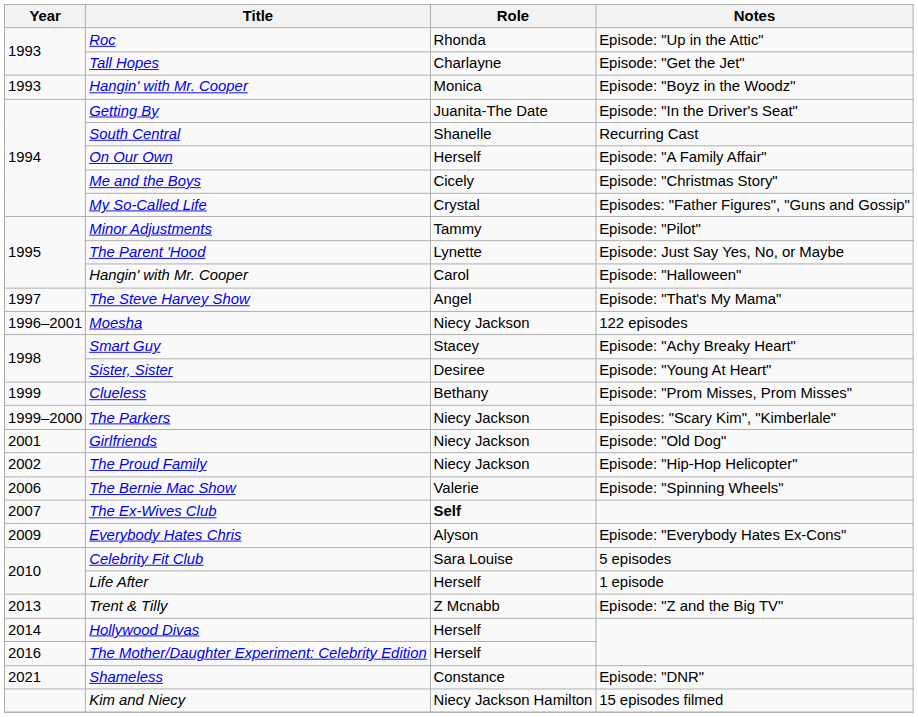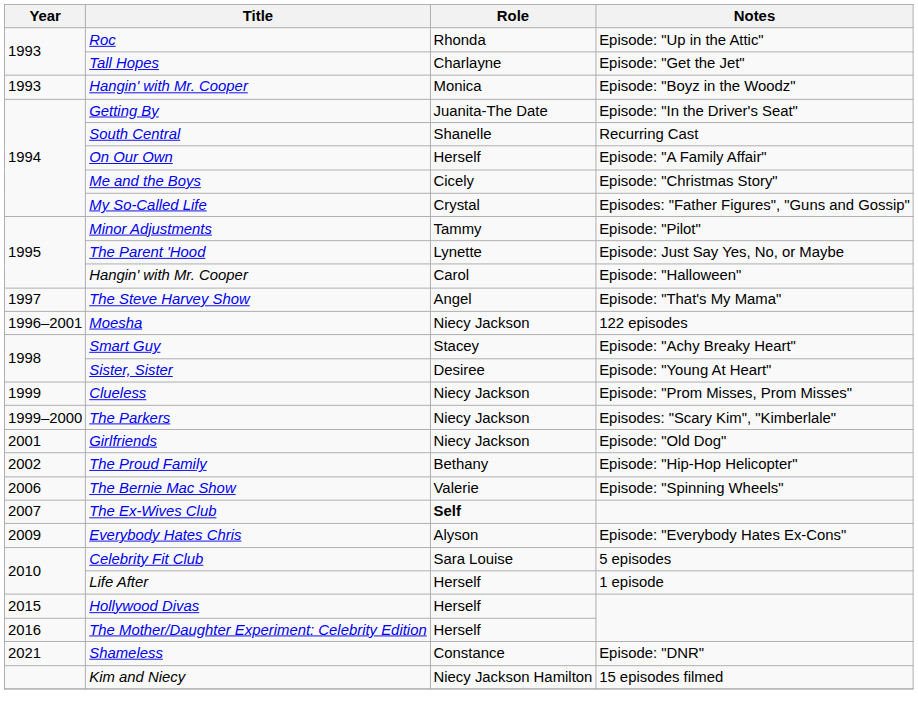(461, 393) Bethany -> (482, 393) Niecy Jackson
(482, 464) Niecy Jackson -> (461, 464) Bethany
- row: (128, 606)
(24, 629) 2014 -> (24, 606) 2015
